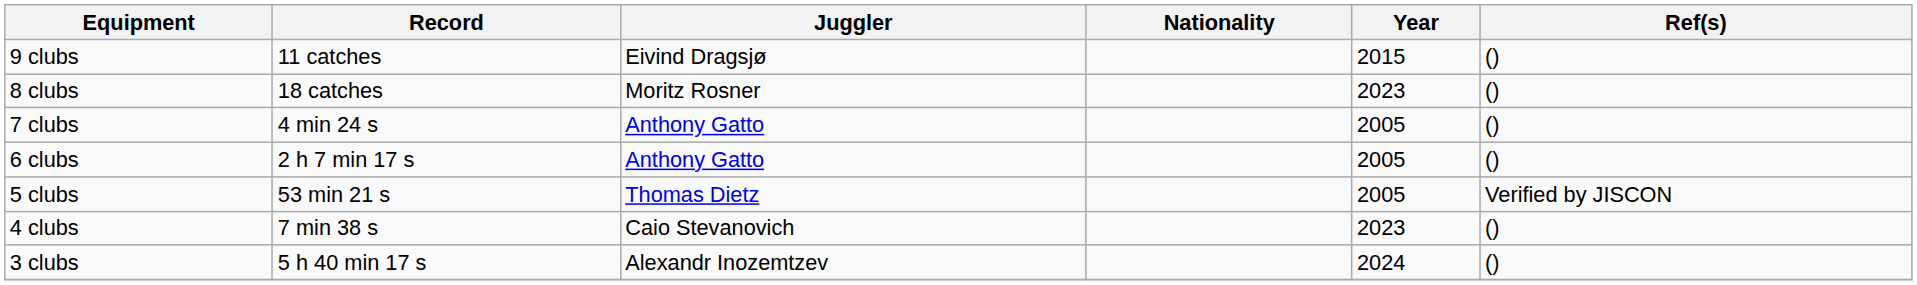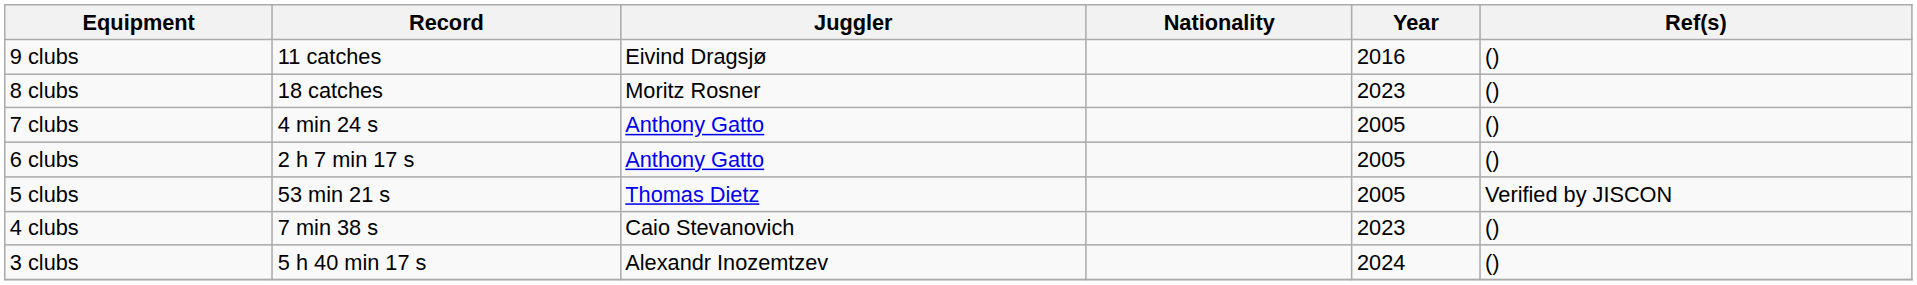(1381, 57) 2015 -> (1381, 57) 2016
